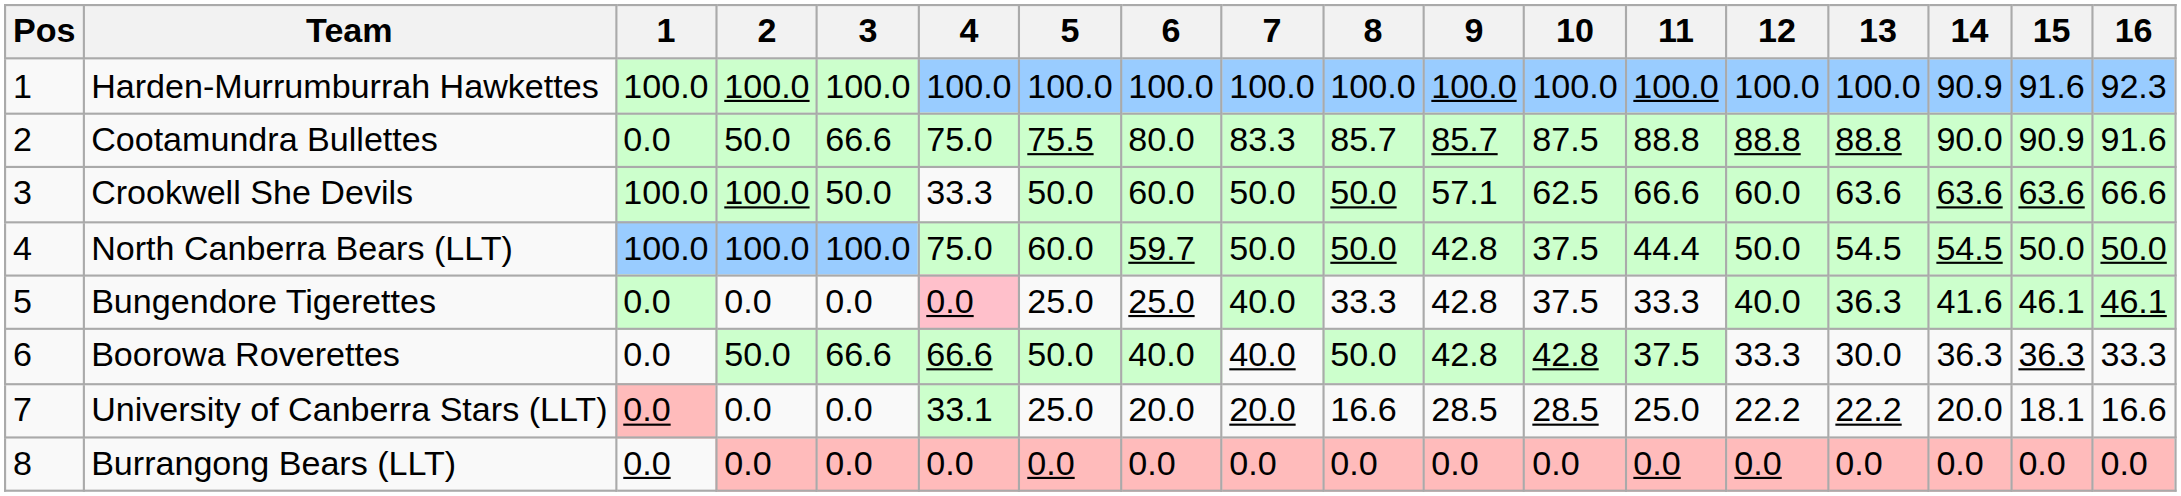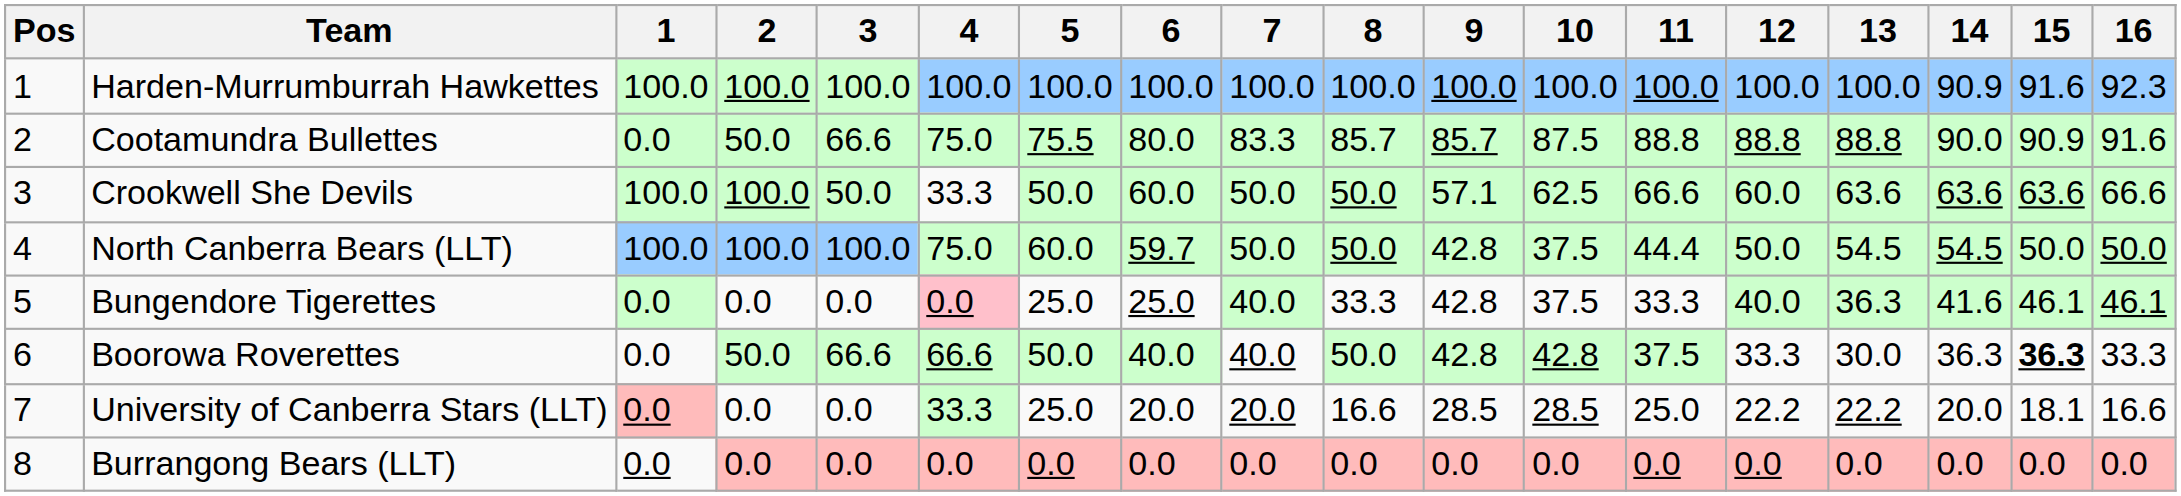(2052, 355) normal -> (2052, 355) bold
(959, 409) 33.1 -> (959, 409) 33.3
